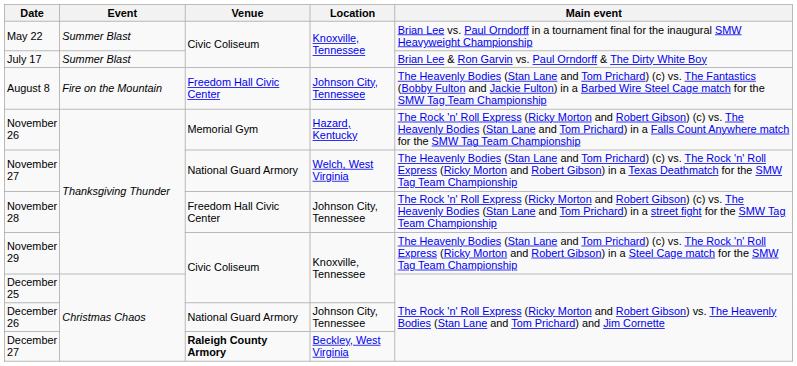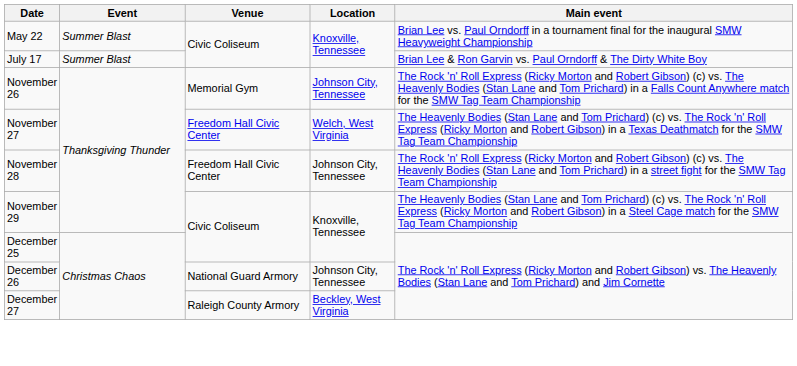- row: (28, 88)
(335, 129) Hazard, Kentucky -> (345, 88) Johnson City, Tennessee
(243, 170) National Guard Armory -> (233, 129) Freedom Hall Civic Center
(227, 346) bold -> (243, 305) normal
